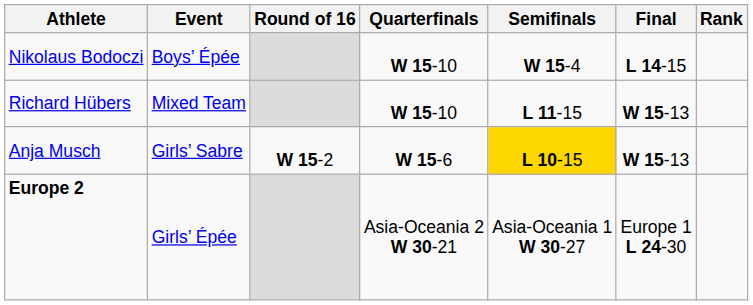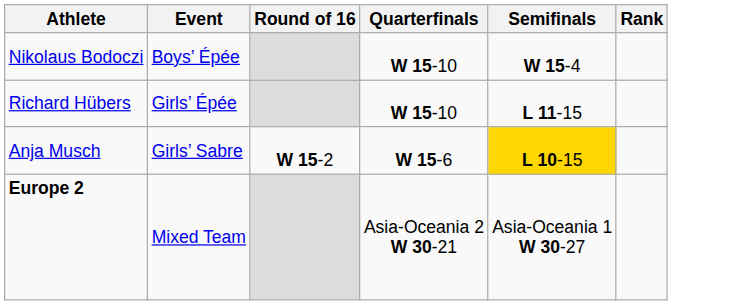- column: (656, 19)
(199, 104) Mixed Team -> (194, 104) Girls’ Épée
(194, 237) Girls’ Épée -> (199, 237) Mixed Team
